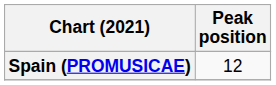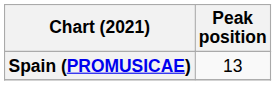(233, 65) 12 -> (233, 65) 13
